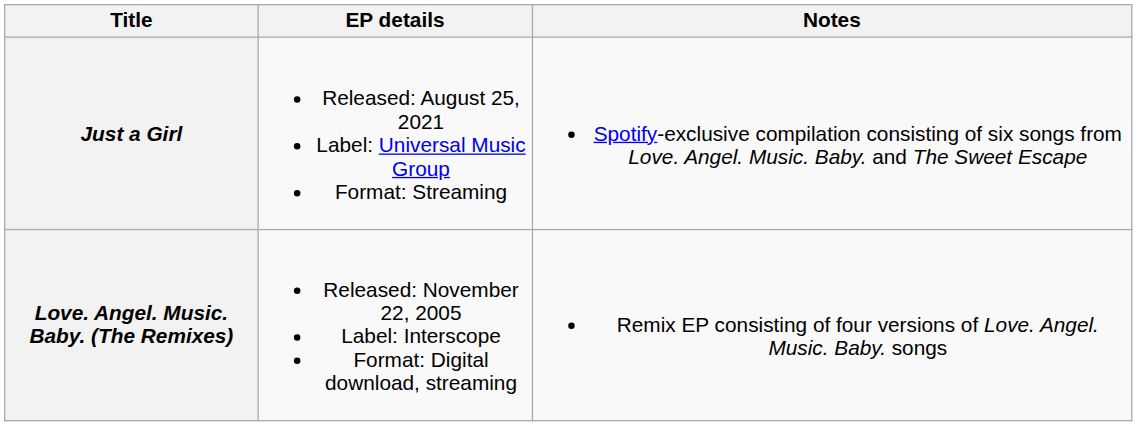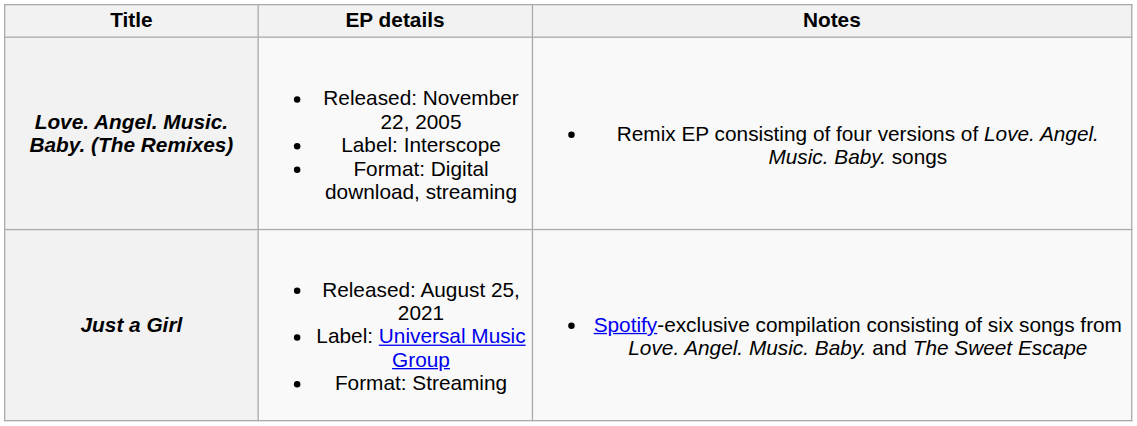rows swapped: (131, 324) <-> (131, 133)
